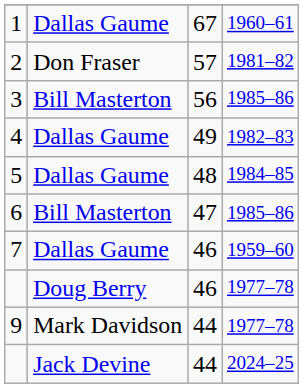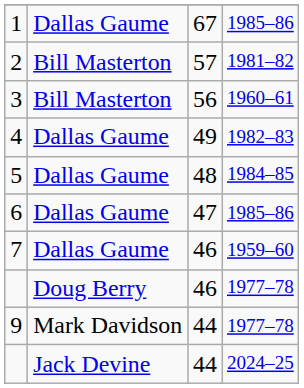(260, 23) 1960–61 -> (260, 23) 1985–86
(86, 61) Don Fraser -> (102, 61) Bill Masterton
(260, 99) 1985–86 -> (260, 99) 1960–61
(102, 212) Bill Masterton -> (101, 212) Dallas Gaume
